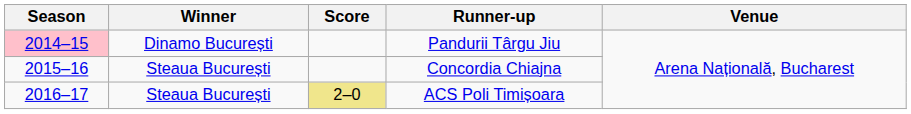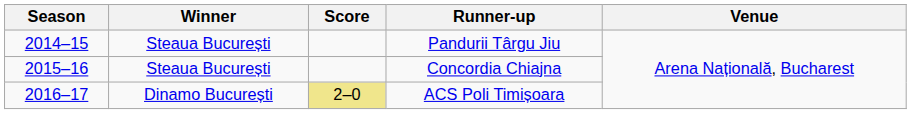(57, 43) pink background -> (57, 43) no background
(208, 43) Dinamo București -> (208, 43) Steaua București
(208, 95) Steaua București -> (208, 95) Dinamo București
